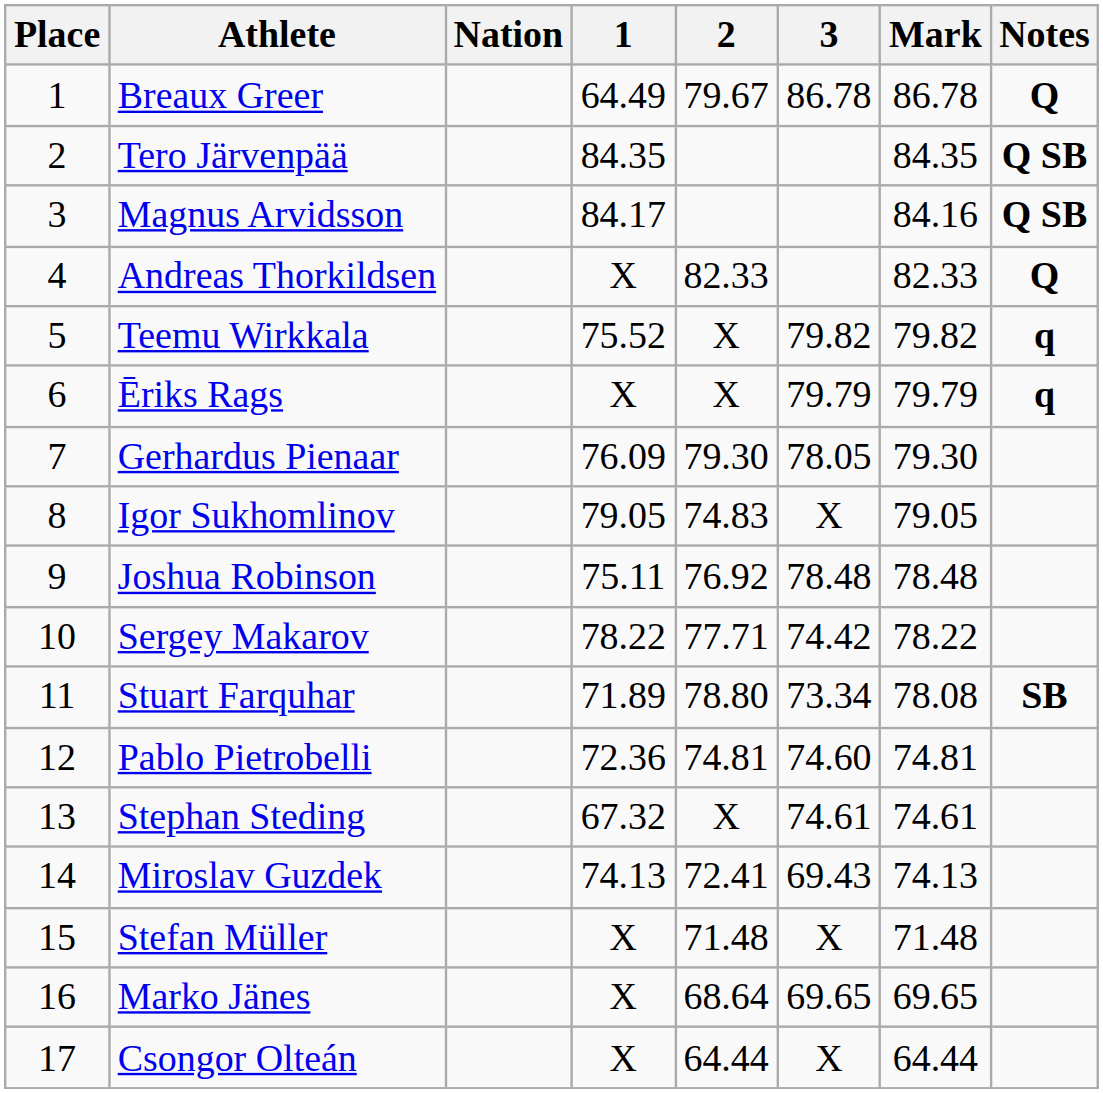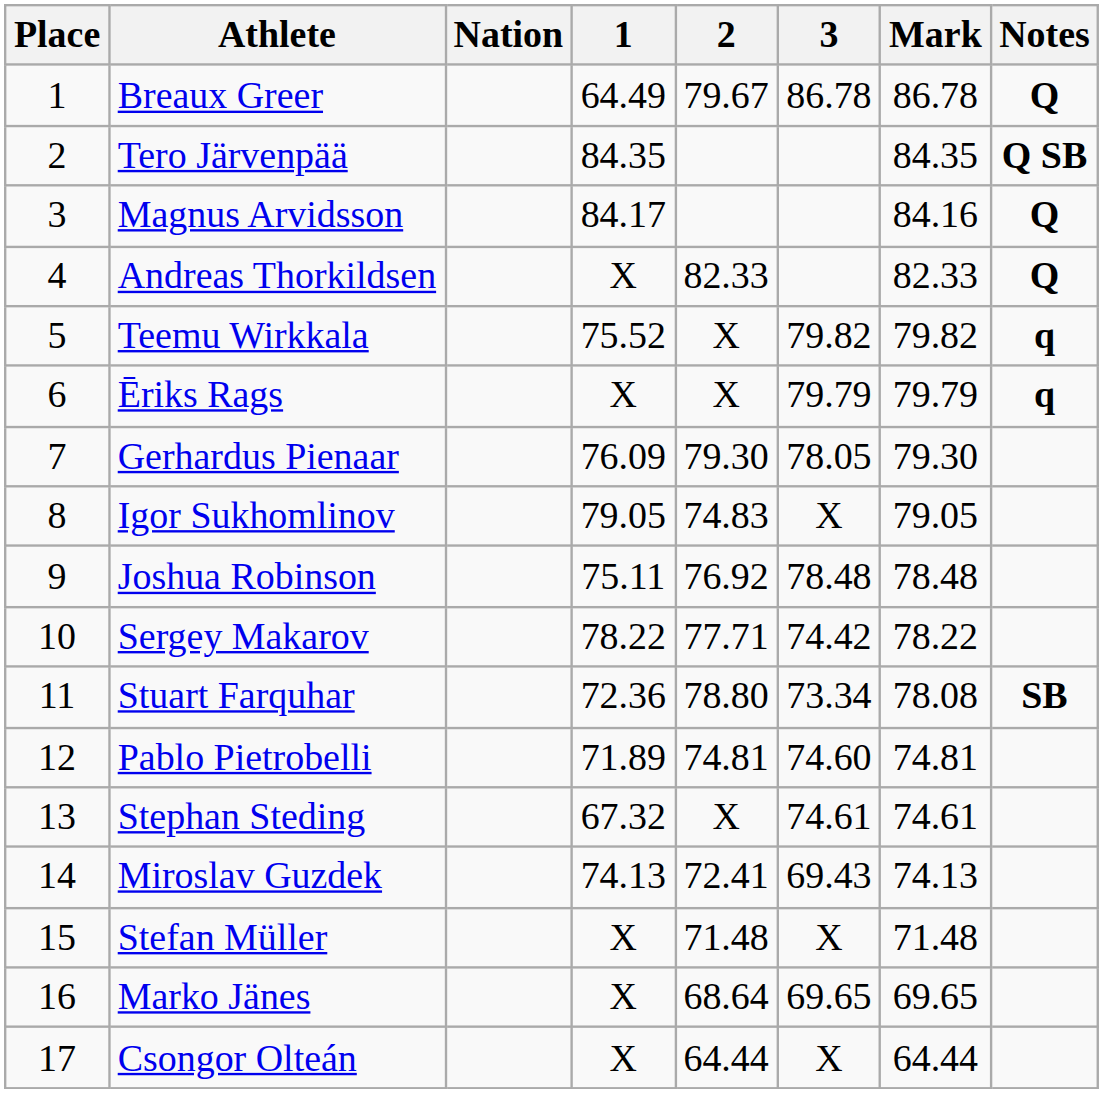(1045, 214) Q SB -> (1044, 214) Q
(623, 696) 71.89 -> (623, 696) 72.36
(623, 756) 72.36 -> (623, 756) 71.89
